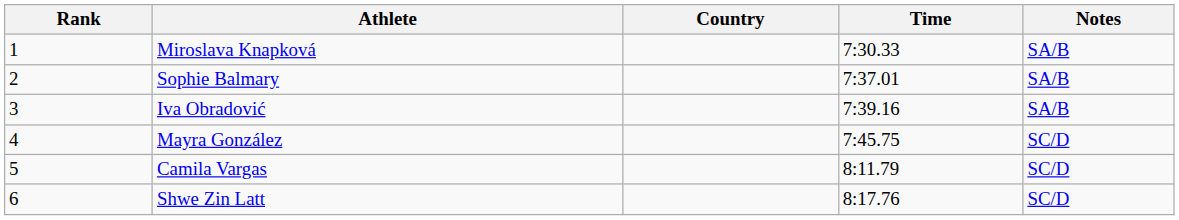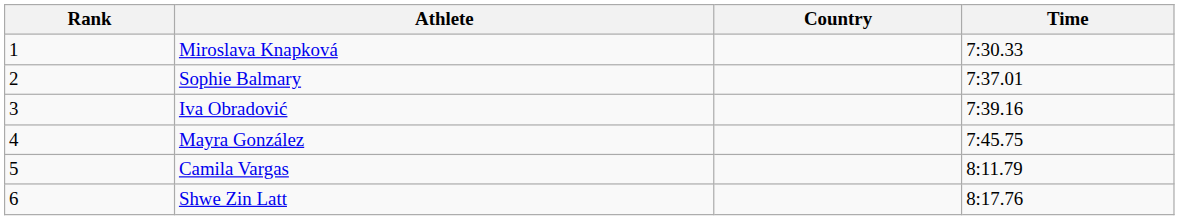- column: (1099, 19)
